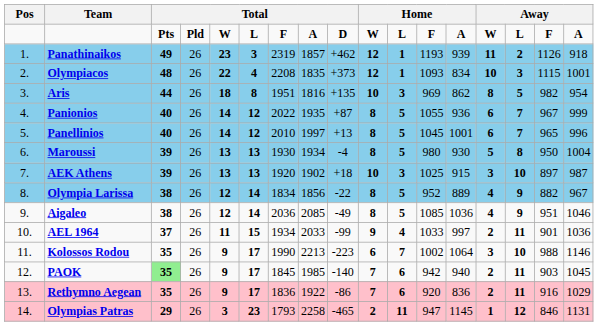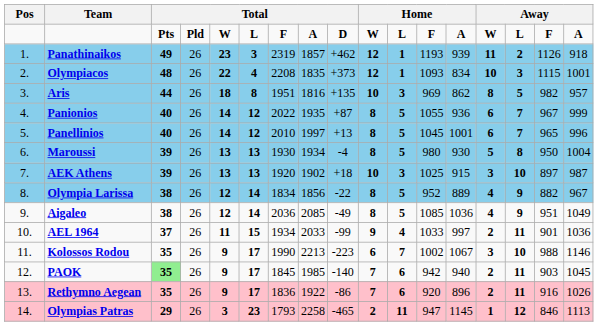(578, 93) 954 -> (578, 93) 957
(578, 212) 1046 -> (578, 212) 1049
(461, 252) 1064 -> (461, 252) 1067
(461, 291) 836 -> (461, 291) 896
(578, 291) 1029 -> (578, 291) 1026
(578, 311) 1131 -> (578, 311) 1113
